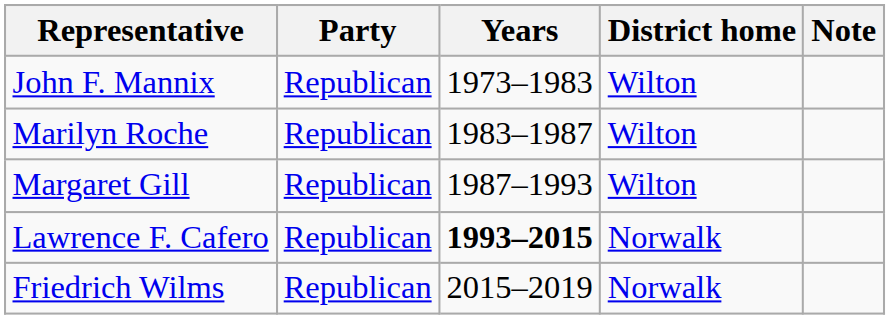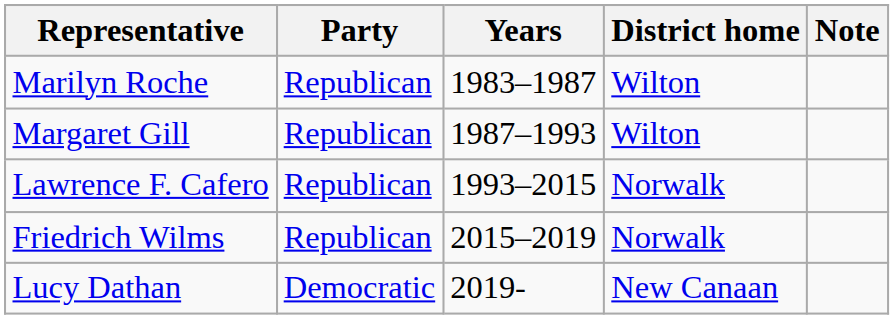- row: (114, 81)
(520, 236) bold -> (523, 184) normal
+ row: (97, 287)
